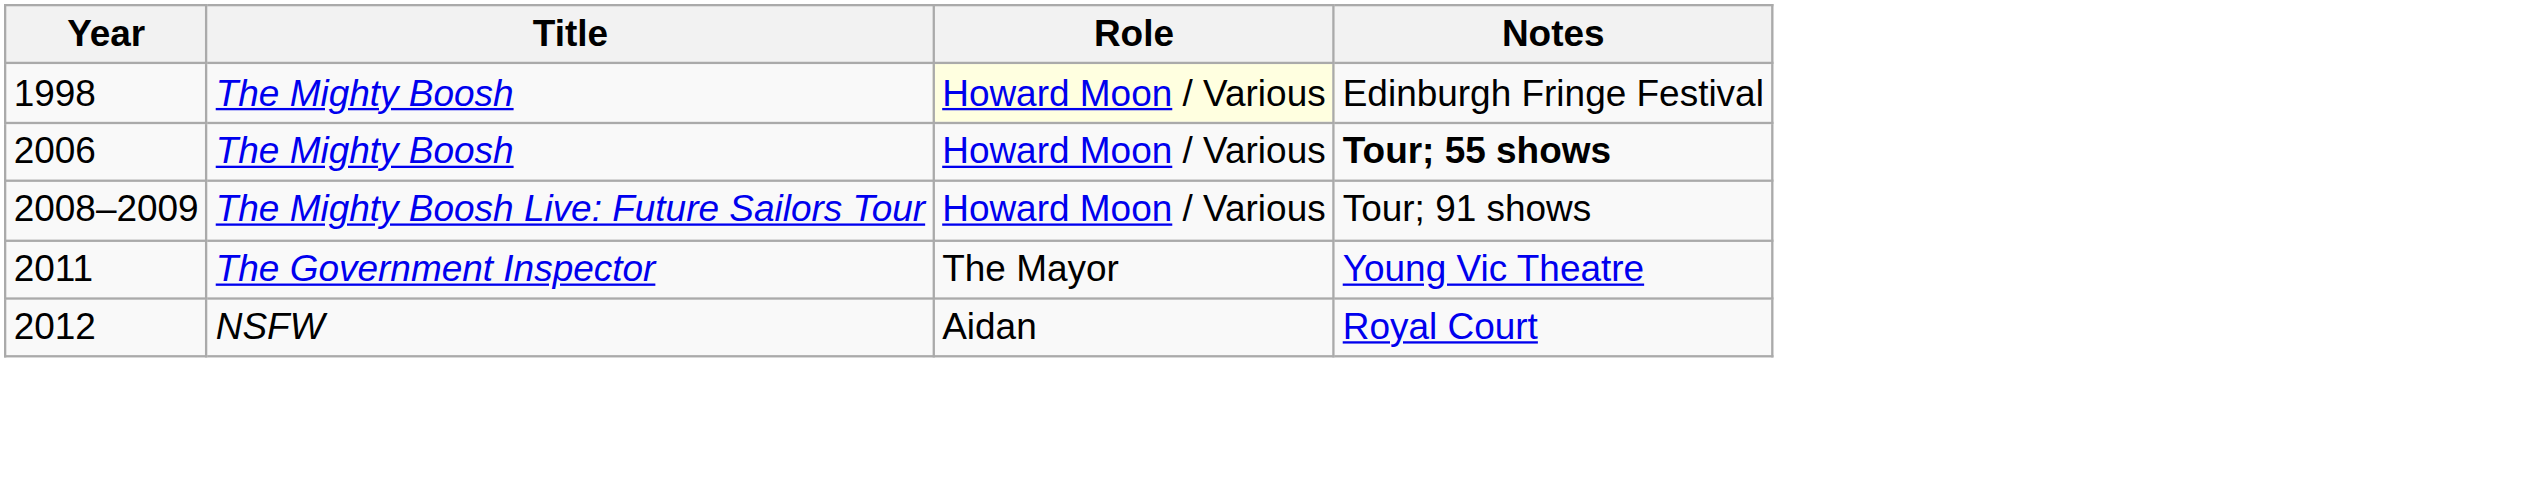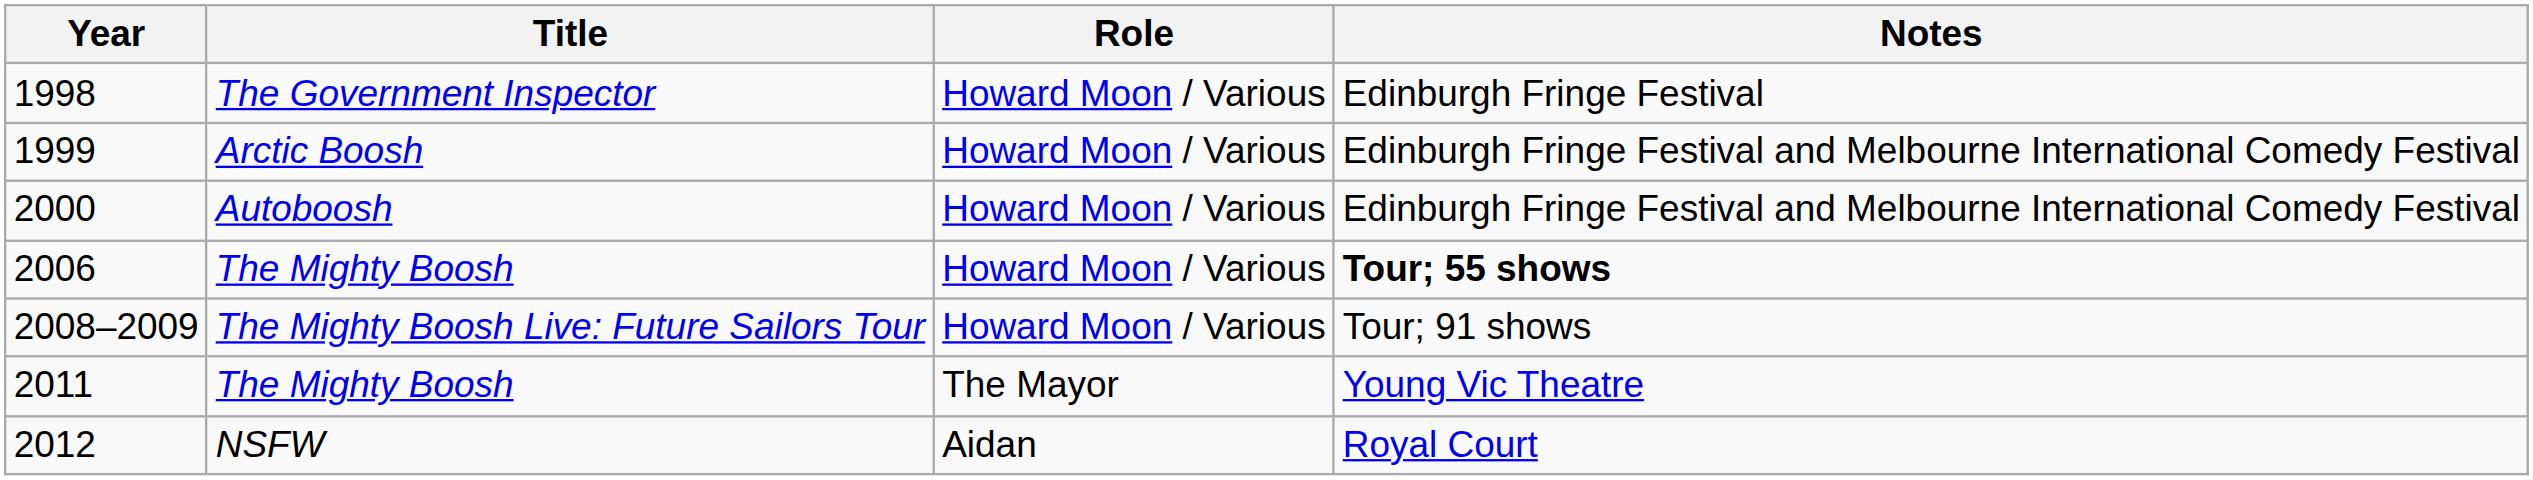(365, 92) The Mighty Boosh -> (436, 92) The Government Inspector
(1134, 92) lightyellow background -> (1134, 92) no background
+ row: (55, 151)
+ row: (55, 209)
(436, 268) The Government Inspector -> (365, 385) The Mighty Boosh
